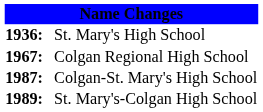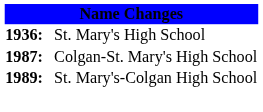- row: (151, 56)
